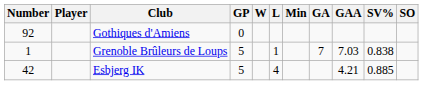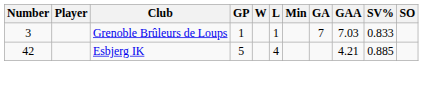- row: (141, 32)
(28, 51) 1 -> (28, 32) 3
(241, 51) 5 -> (241, 32) 1
(380, 51) 0.838 -> (380, 32) 0.833
